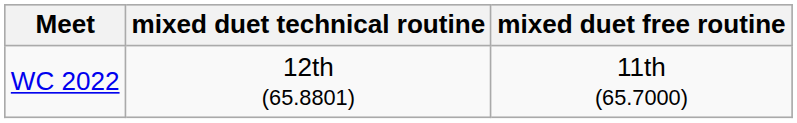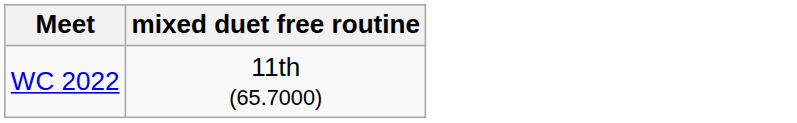- column: (308, 25)
